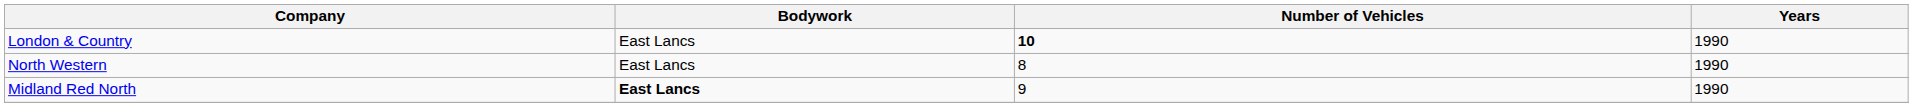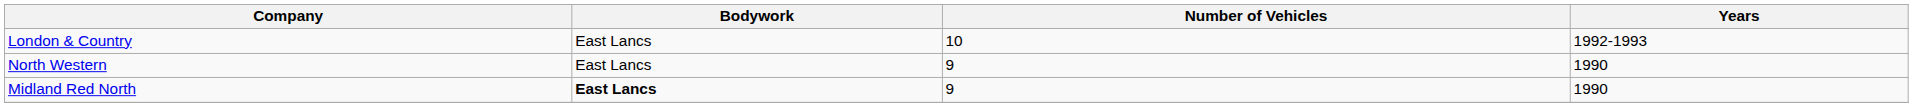(1026, 41) bold -> (954, 41) normal
(1711, 41) 1990 -> (1610, 41) 1992-1993
(1022, 65) 8 -> (950, 65) 9
